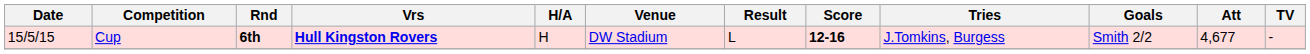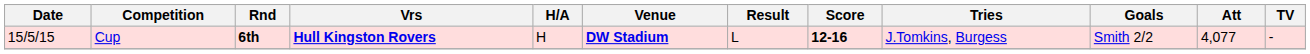(628, 37) normal -> (627, 37) bold
(1218, 37) 4,677 -> (1218, 37) 4,077
